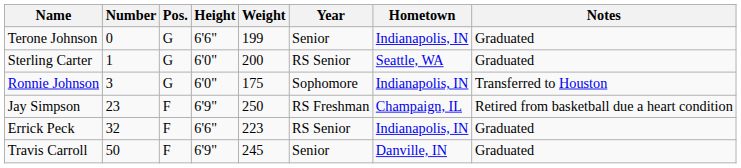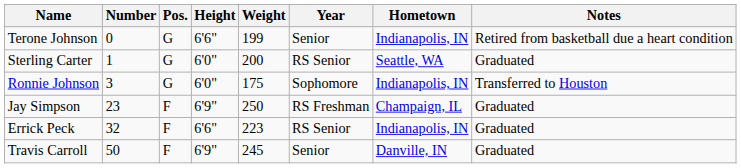(505, 38) Graduated -> (604, 38) Retired from basketball due a heart condition
(604, 106) Retired from basketball due a heart condition -> (505, 106) Graduated
